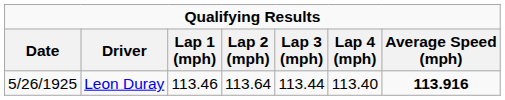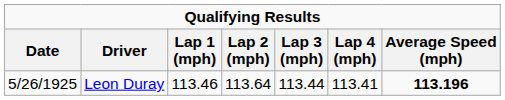(355, 83) 113.40 -> (355, 83) 113.41
(441, 83) 113.916 -> (441, 83) 113.196
